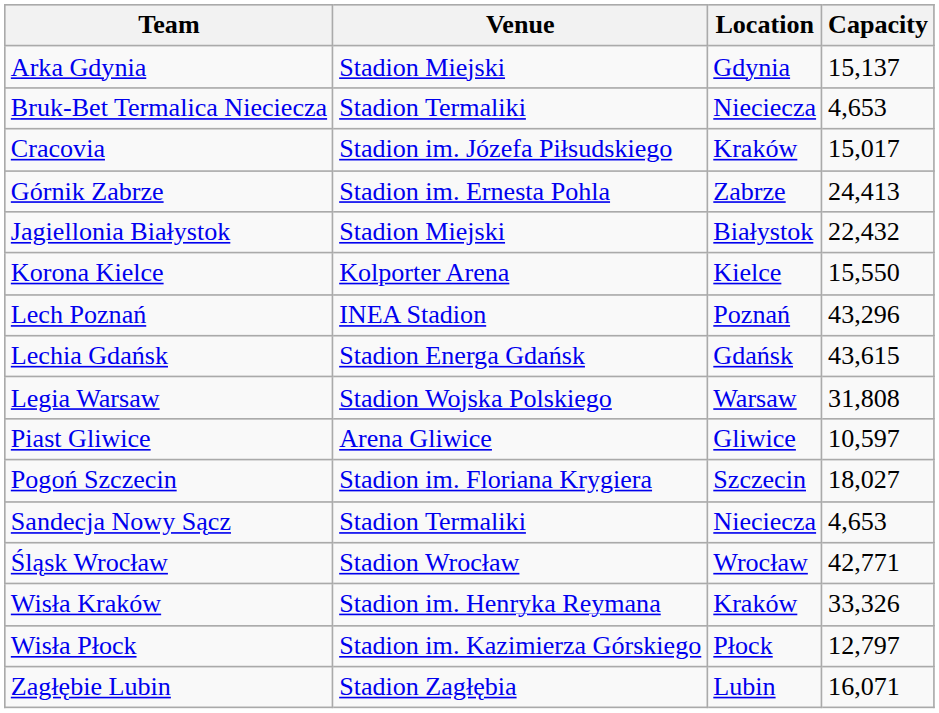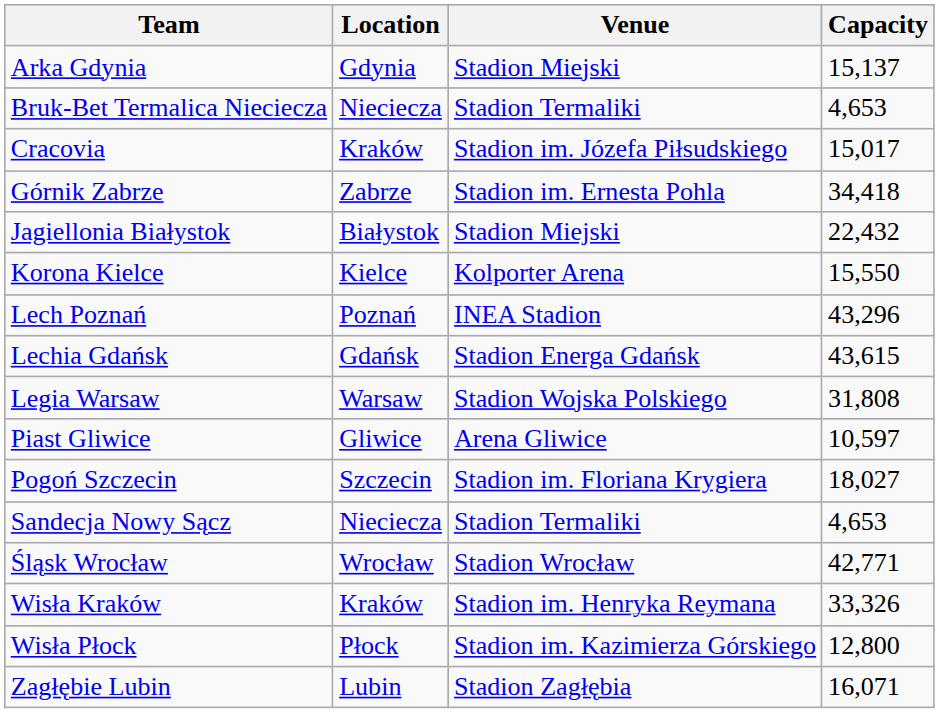columns swapped: (765, 25) <-> (520, 25)
(864, 190) 24,413 -> (864, 190) 34,418
(864, 645) 12,797 -> (864, 645) 12,800
